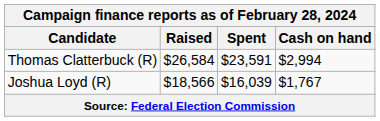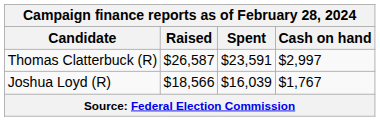(189, 60) $26,584 -> (189, 60) $26,587
(300, 60) $2,994 -> (300, 60) $2,997
